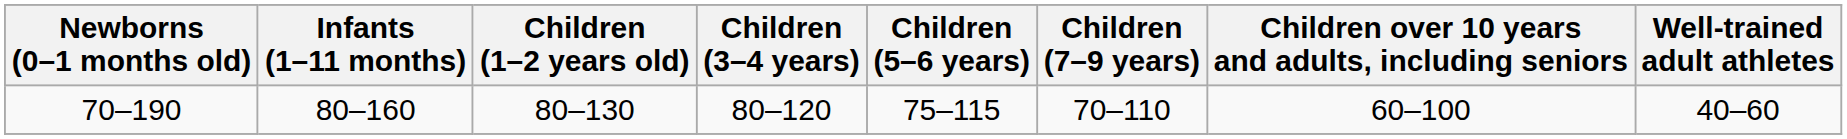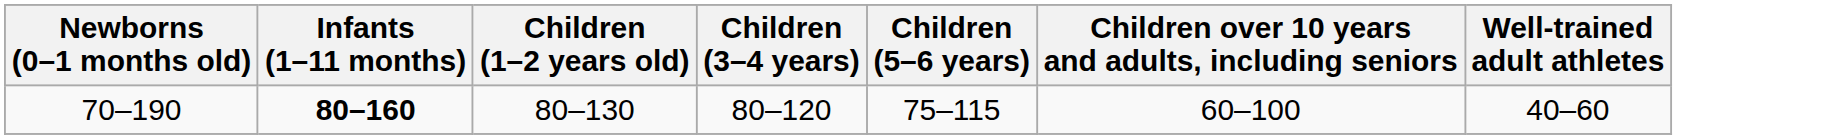- column: (1122, 45)
(366, 109) normal -> (366, 109) bold
